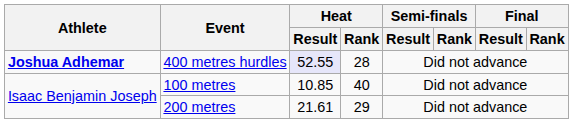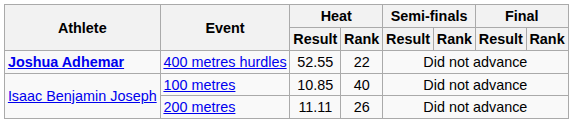(315, 62) lavender background -> (315, 62) no background
(362, 62) 28 -> (362, 62) 22
(315, 107) 21.61 -> (315, 107) 11.11
(362, 107) 29 -> (362, 107) 26
